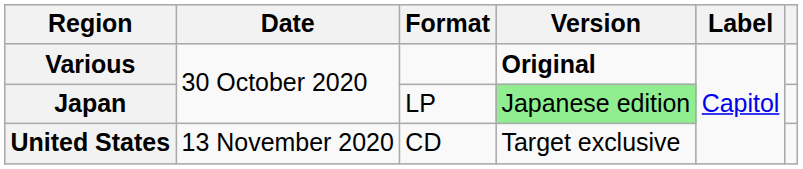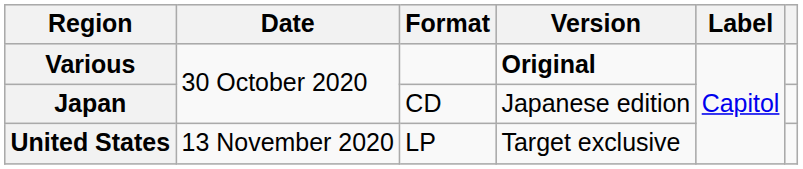(421, 103) LP -> (423, 103) CD
(596, 103) lightgreen background -> (596, 103) no background
(423, 143) CD -> (421, 143) LP
